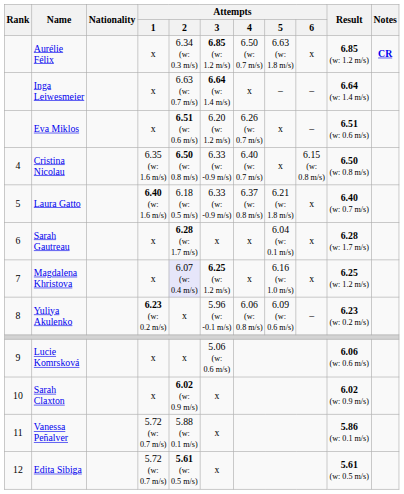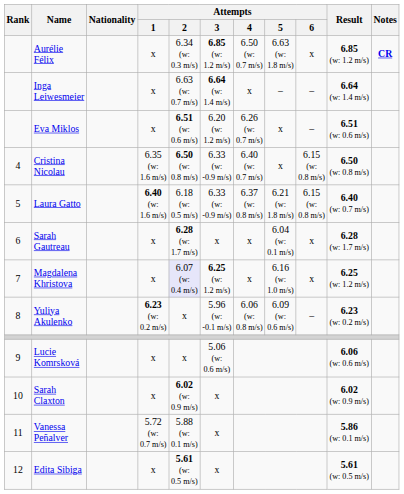(312, 203) x -> (312, 203) 6.15 (w: 0.8 m/s)
(153, 470) 5.72 (w: 0.7 m/s) -> (153, 470) x
